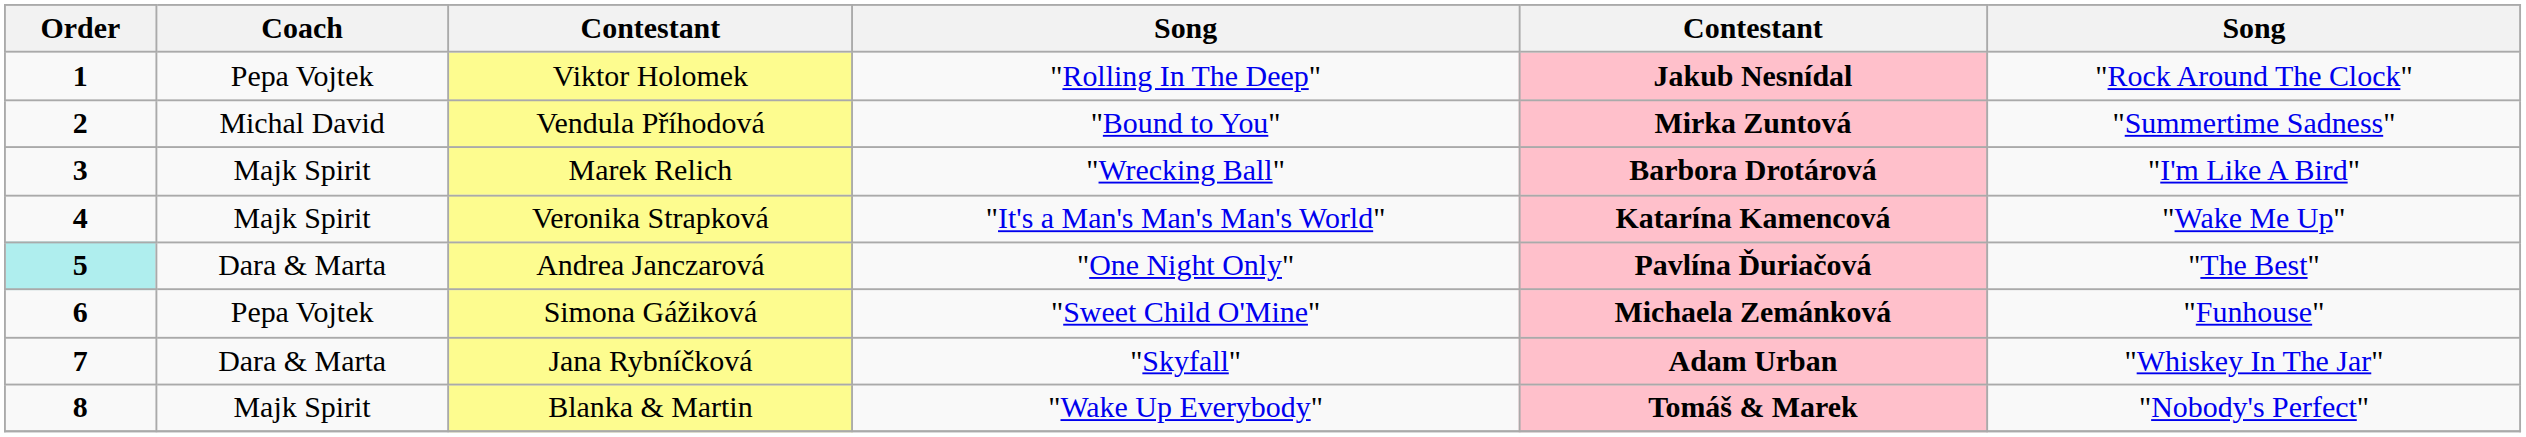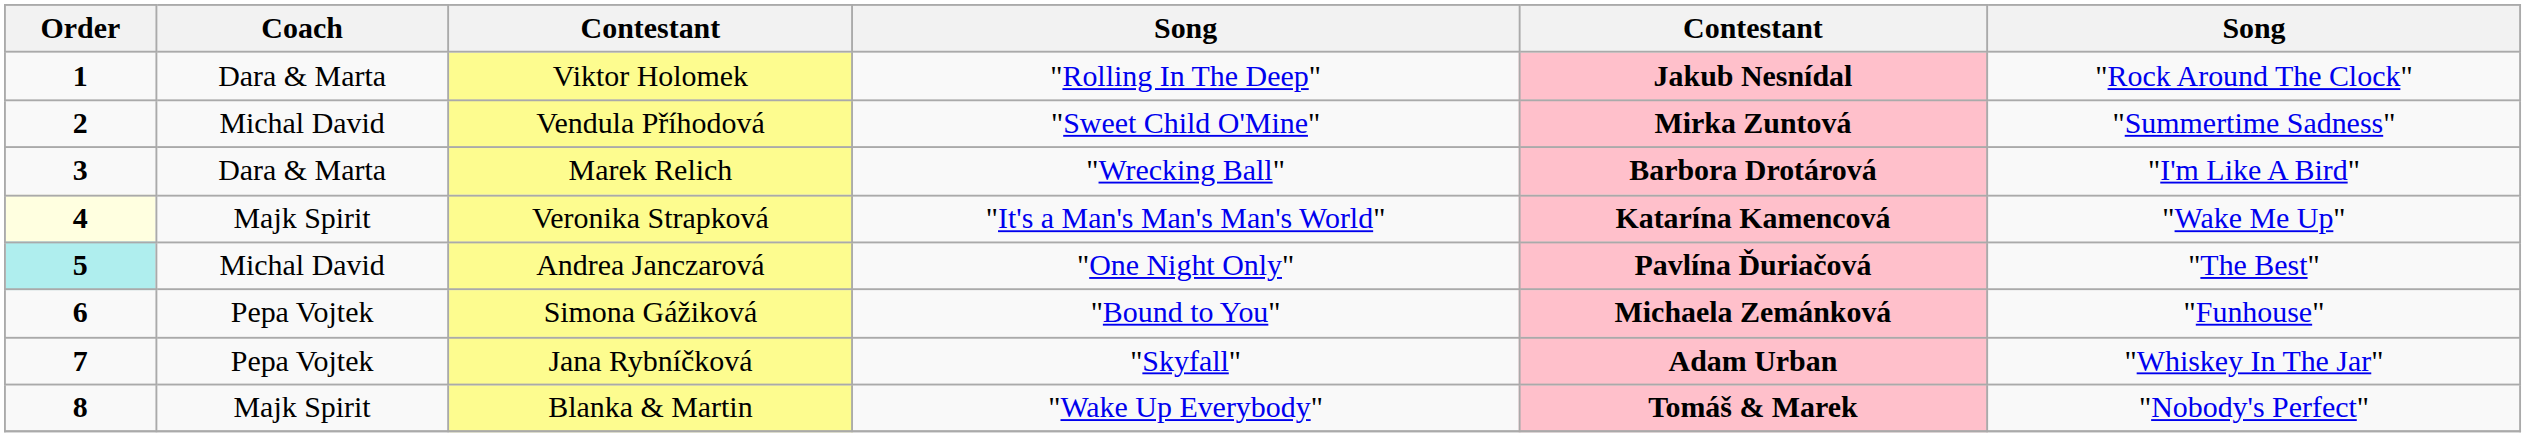(302, 75) Pepa Vojtek -> (302, 75) Dara & Marta
(1186, 123) "Bound to You" -> (1186, 123) "Sweet Child O'Mine"
(302, 170) Majk Spirit -> (302, 170) Dara & Marta
(80, 218) no background -> (80, 218) lightyellow background
(302, 265) Dara & Marta -> (302, 265) Michal David
(1186, 312) "Sweet Child O'Mine" -> (1186, 312) "Bound to You"
(302, 360) Dara & Marta -> (302, 360) Pepa Vojtek
